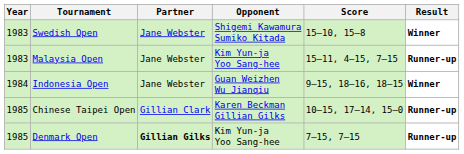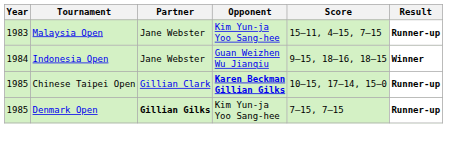- row: (65, 32)
(250, 110) normal -> (250, 84) bold
